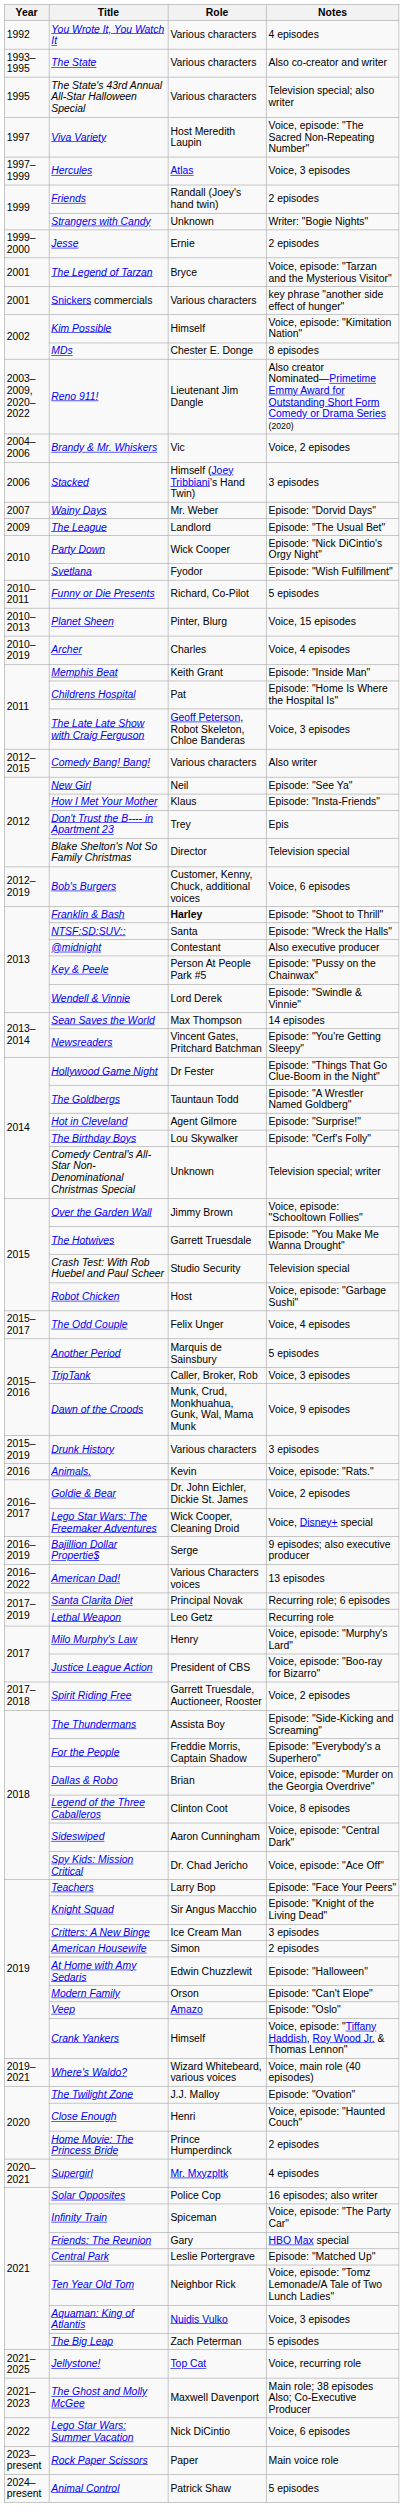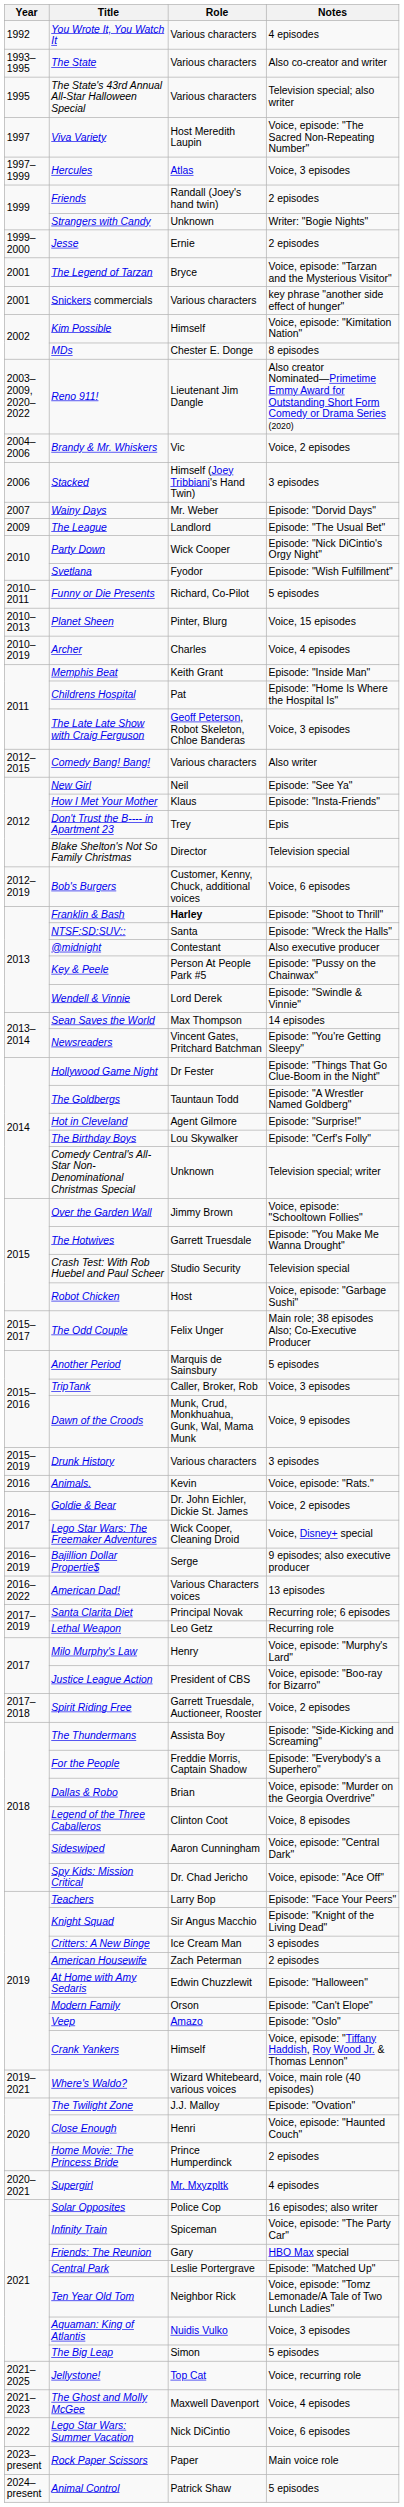(309, 1325) Voice, 4 episodes -> (321, 1330) Main role; 38 episodes Also; Co-Executive Producer
(185, 1949) Simon -> (206, 1960) Zach Peterman
(206, 2341) Zach Peterman -> (185, 2353) Simon
(321, 2398) Main role; 38 episodes Also; Co-Executive Producer -> (309, 2403) Voice, 4 episodes
